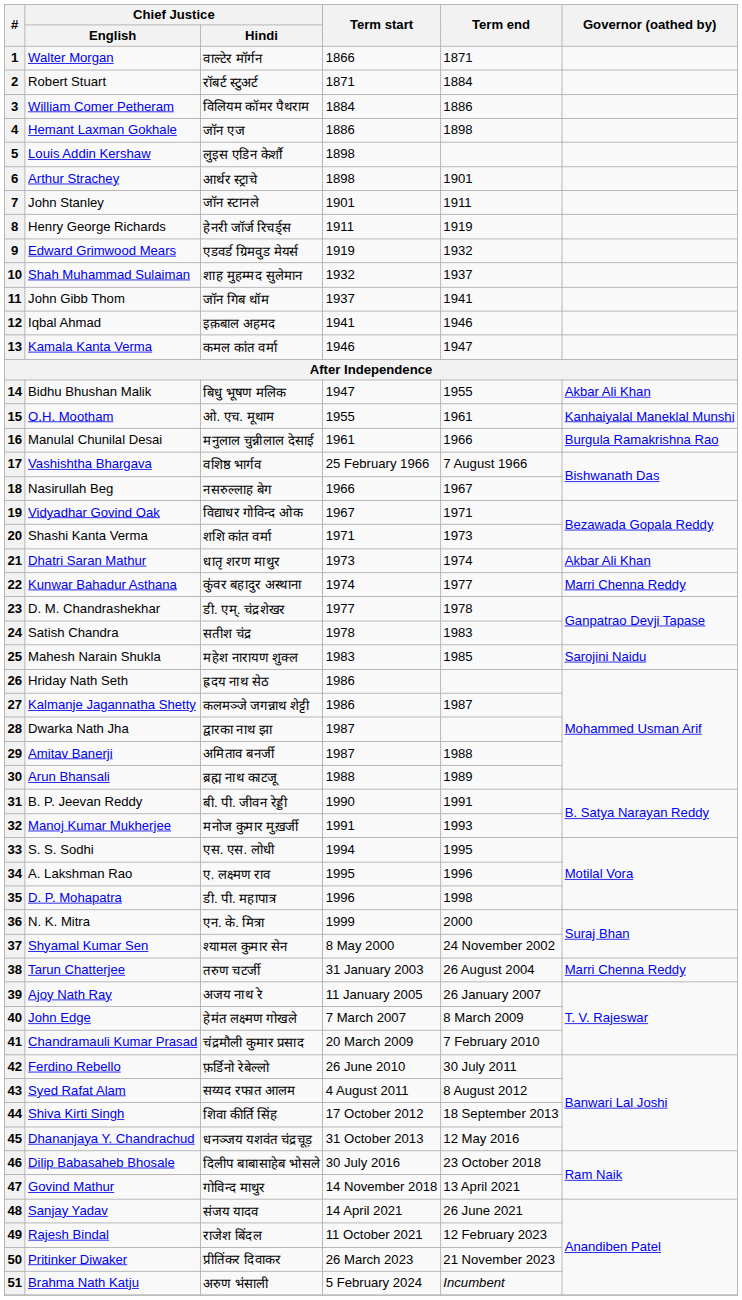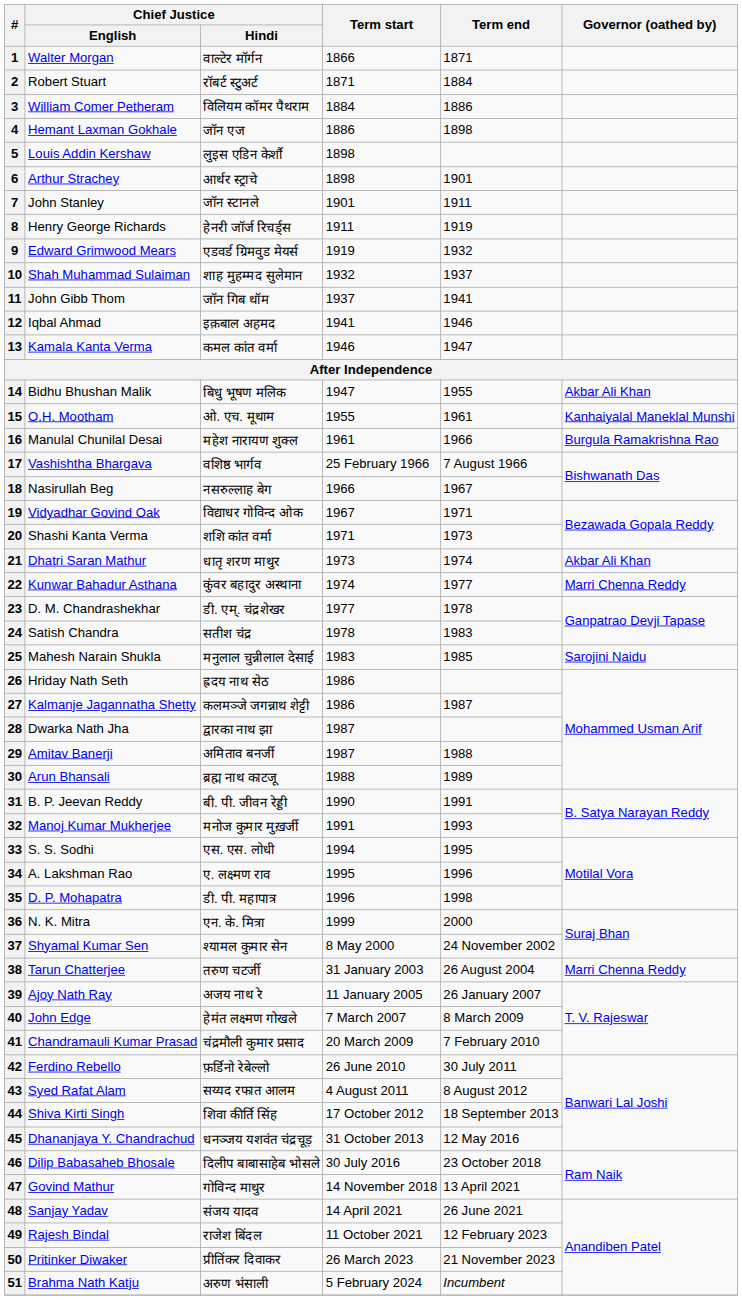(259, 441) मनुलाल चुन्नीलाल देसाई -> (250, 441) महेश नारायण शुक्ल
(250, 657) महेश नारायण शुक्ल -> (259, 657) मनुलाल चुन्नीलाल देसाई
